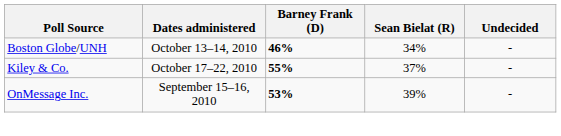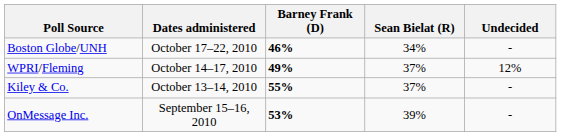(204, 48) October 13–14, 2010 -> (204, 48) October 17–22, 2010
+ row: (45, 68)
(204, 68) October 17–22, 2010 -> (204, 87) October 13–14, 2010
